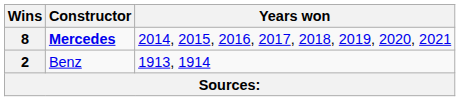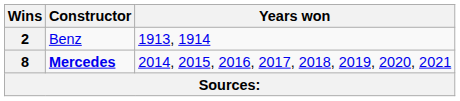rows swapped: (25, 39) <-> (25, 62)
